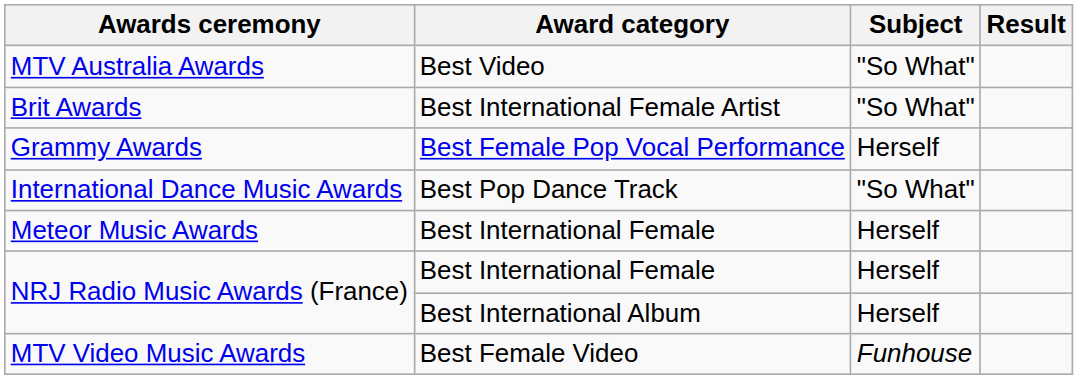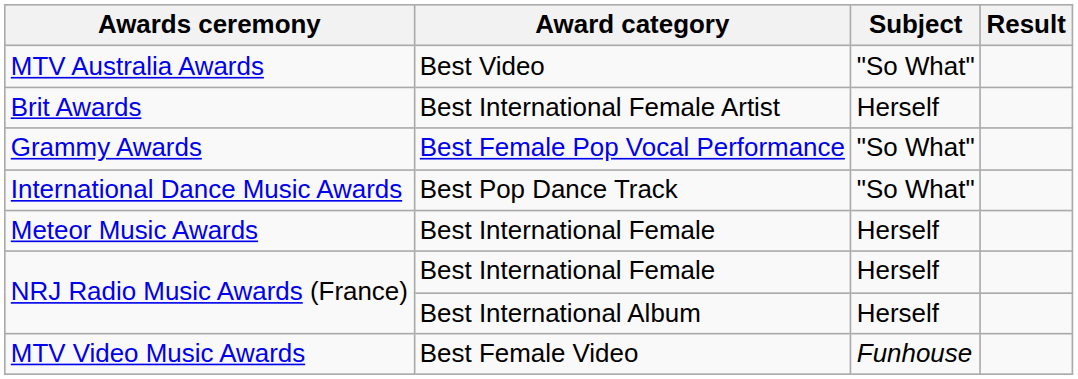(916, 107) "So What" -> (898, 107) Herself
(898, 148) Herself -> (916, 148) "So What"
